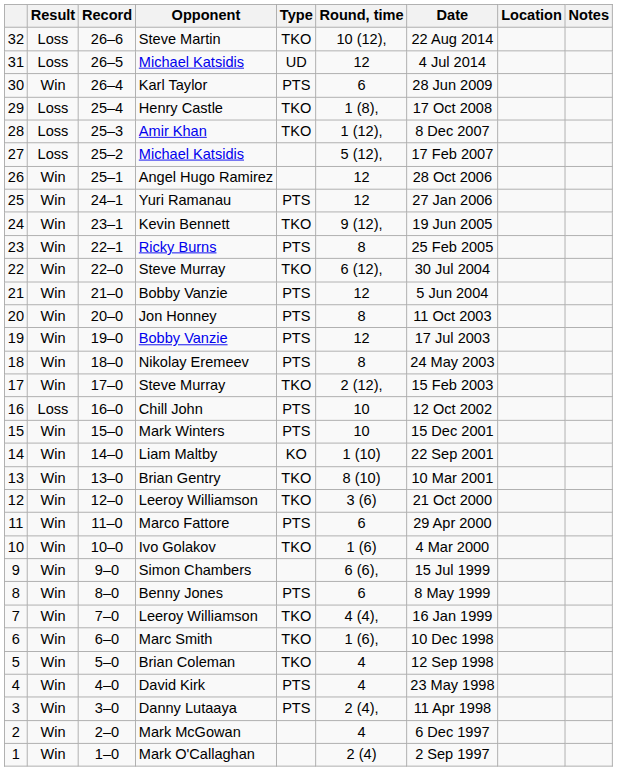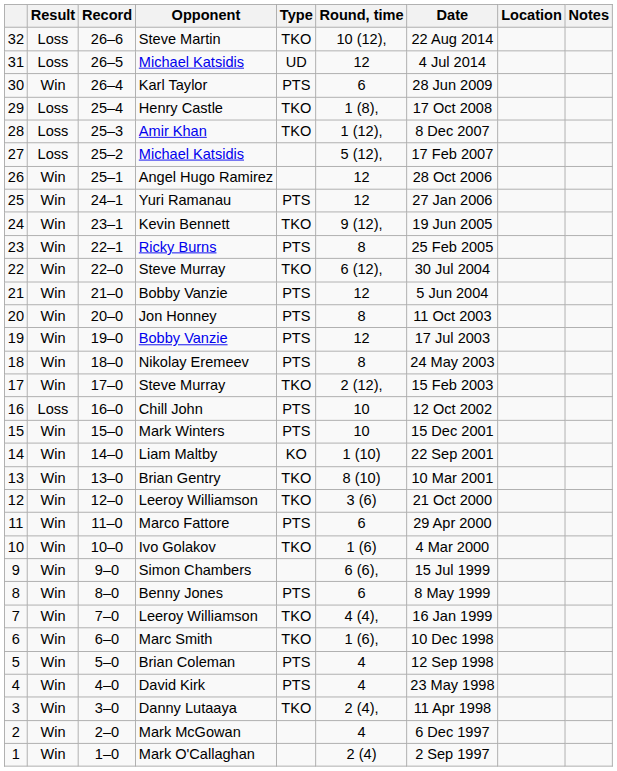(296, 662) TKO -> (296, 662) PTS
(296, 708) PTS -> (296, 708) TKO
